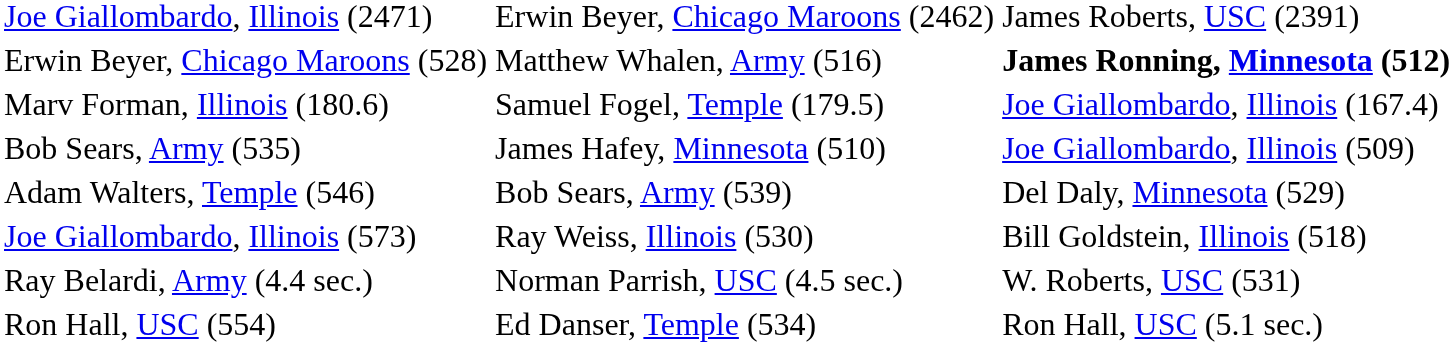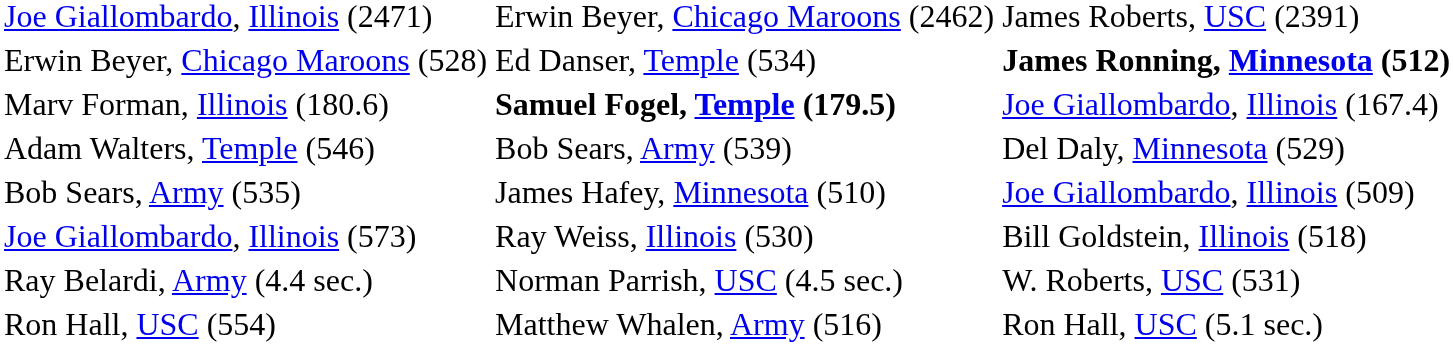(688, 60) Matthew Whalen, Army (516) -> (656, 60) Ed Danser, Temple (534)
(690, 104) normal -> (696, 104) bold
rows swapped: (152, 148) <-> (189, 192)
(656, 324) Ed Danser, Temple (534) -> (688, 324) Matthew Whalen, Army (516)
